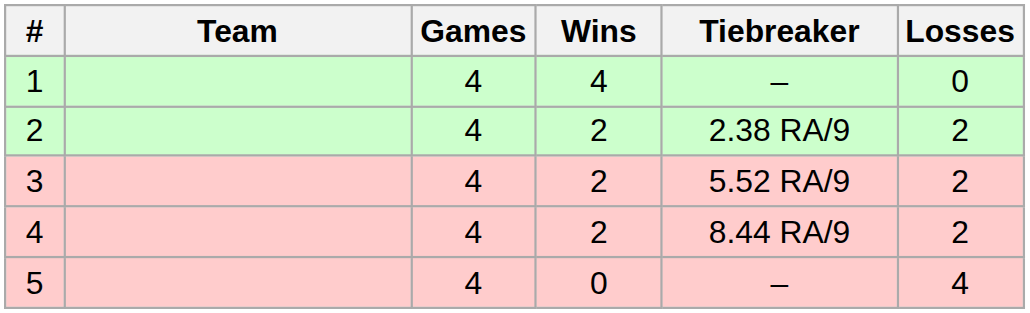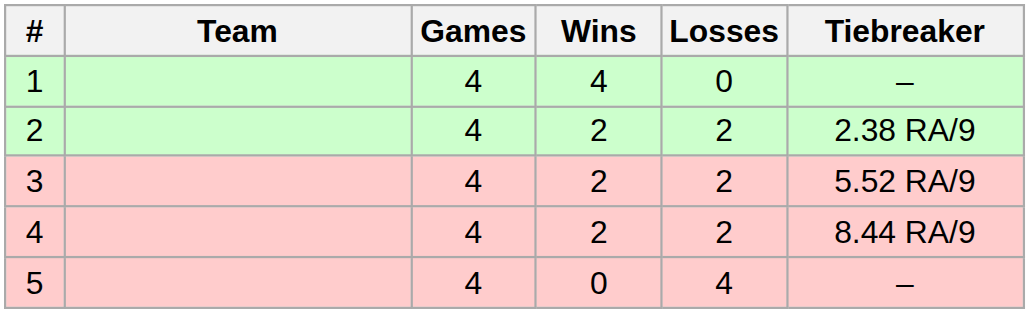columns swapped: (960, 31) <-> (779, 31)
